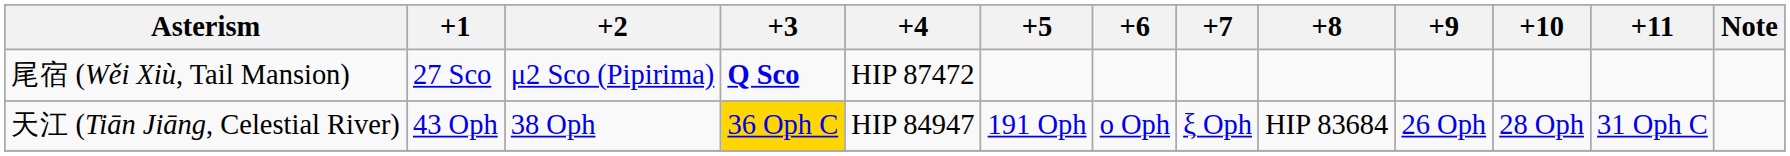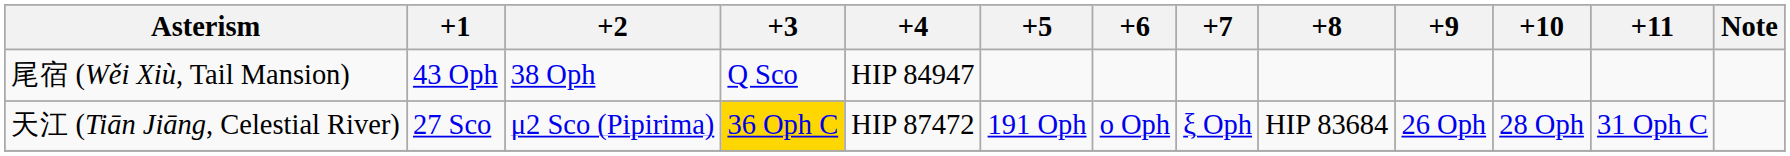(452, 74) 27 Sco -> (455, 74) 43 Oph
(613, 74) μ2 Sco (Pipirima) -> (553, 74) 38 Oph
(763, 74) bold -> (763, 74) normal
(913, 74) HIP 87472 -> (913, 74) HIP 84947
(455, 125) 43 Oph -> (452, 125) 27 Sco
(553, 125) 38 Oph -> (613, 125) μ2 Sco (Pipirima)
(913, 125) HIP 84947 -> (913, 125) HIP 87472
